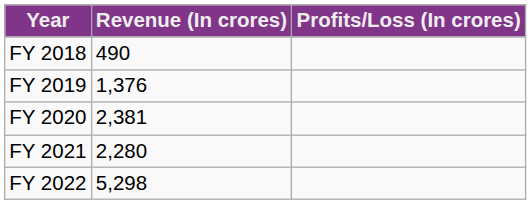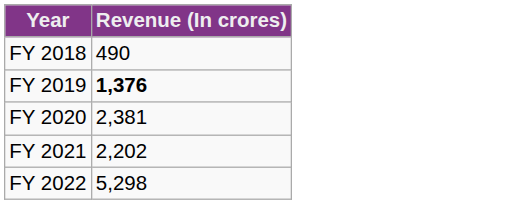- column: (409, 20)
(121, 85) normal -> (121, 85) bold
(121, 150) 2,280 -> (121, 150) 2,202
